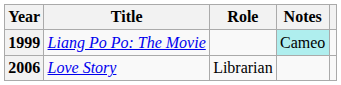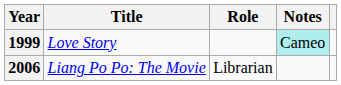(127, 42) Liang Po Po: The Movie -> (82, 42) Love Story
(82, 67) Love Story -> (127, 67) Liang Po Po: The Movie
